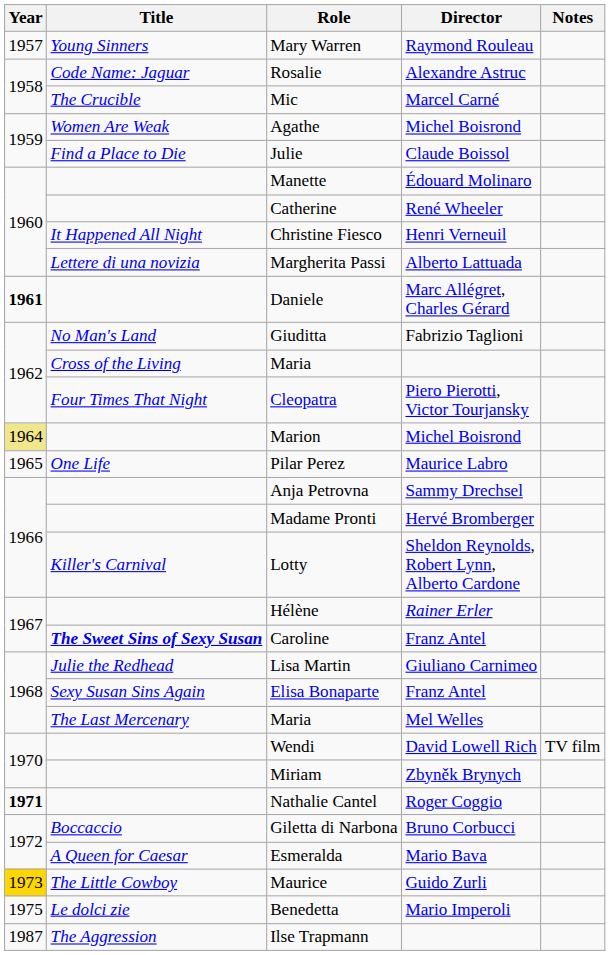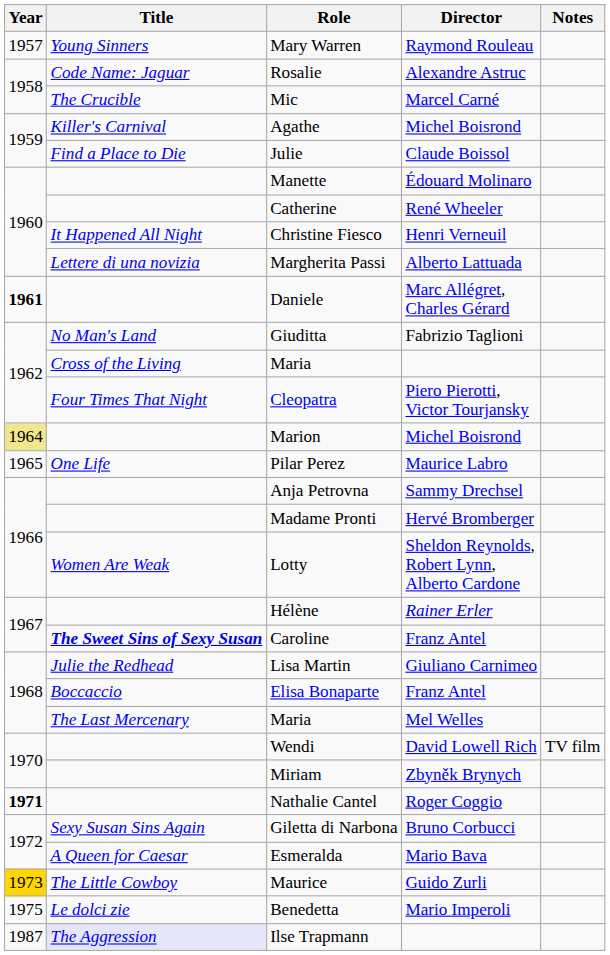(110, 126) Women Are Weak -> (108, 126) Killer's Carnival
(108, 564) Killer's Carnival -> (110, 564) Women Are Weak
(128, 692) Sexy Susan Sins Again -> (86, 692) Boccaccio
(86, 828) Boccaccio -> (128, 828) Sexy Susan Sins Again
(104, 936) no background -> (104, 936) lavender background
